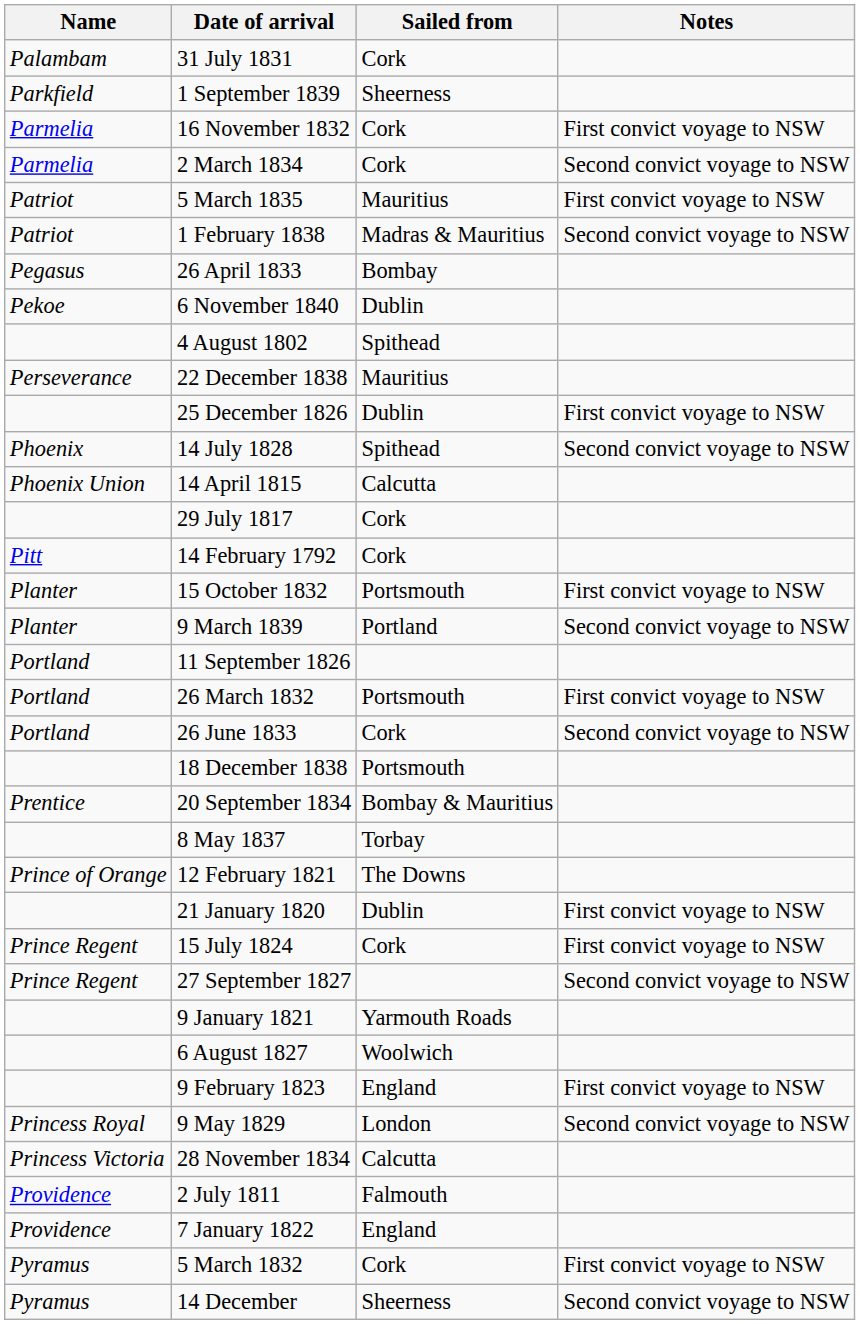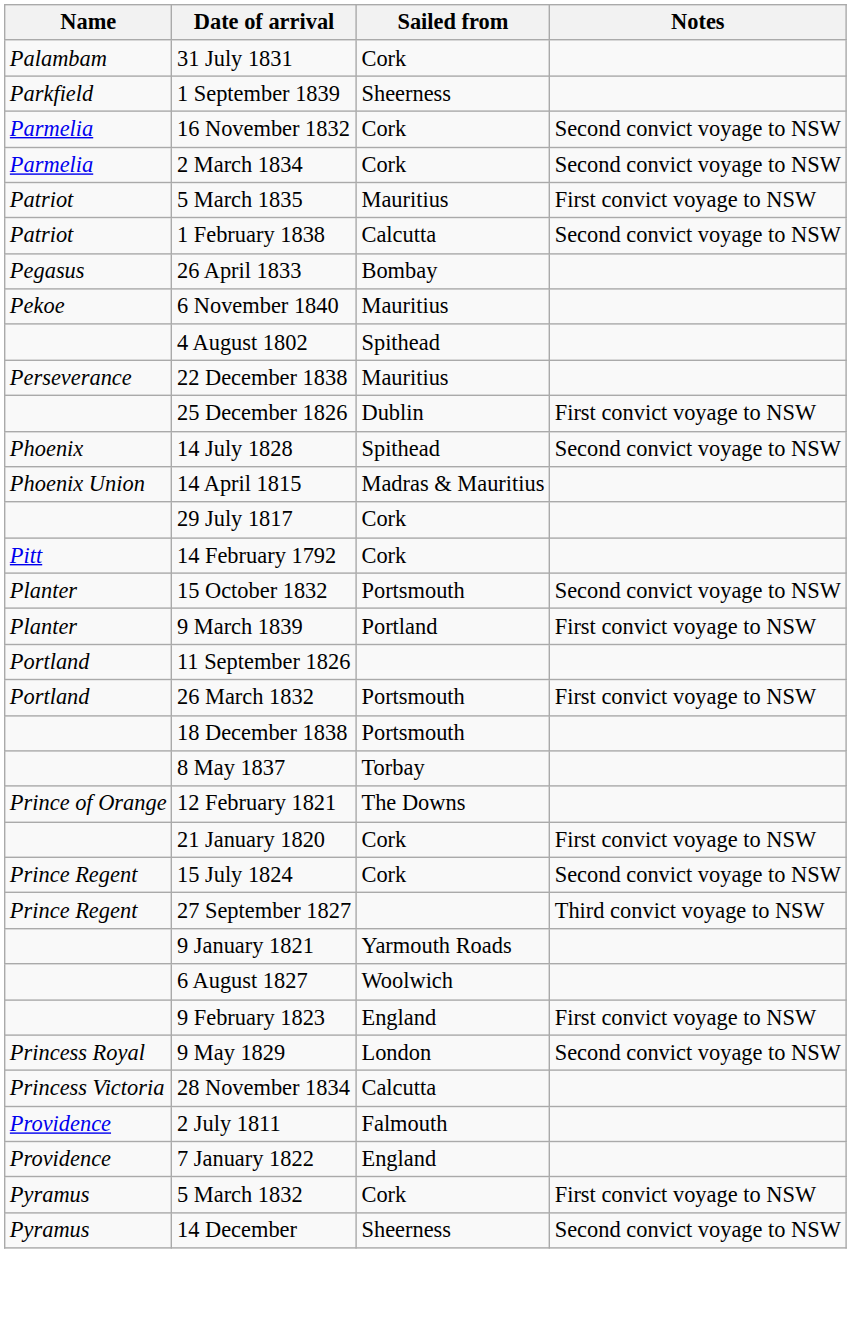(694, 128) First convict voyage to NSW -> (698, 128) Second convict voyage to NSW
(453, 235) Madras & Mauritius -> (399, 235) Calcutta
(393, 306) Dublin -> (405, 306) Mauritius
(399, 484) Calcutta -> (453, 484) Madras & Mauritius
(694, 590) First convict voyage to NSW -> (698, 590) Second convict voyage to NSW
(707, 626) Second convict voyage to NSW -> (685, 626) First convict voyage to NSW
- row: (237, 732)
- row: (264, 803)
(393, 910) Dublin -> (384, 839) Cork
(694, 945) First convict voyage to NSW -> (698, 874) Second convict voyage to NSW
(707, 981) Second convict voyage to NSW -> (690, 910) Third convict voyage to NSW
